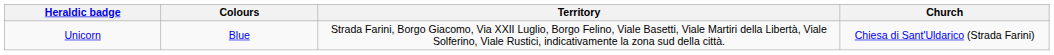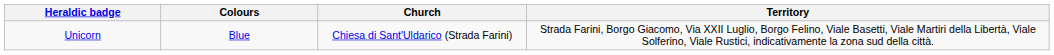columns swapped: (579, 12) <-> (945, 12)
